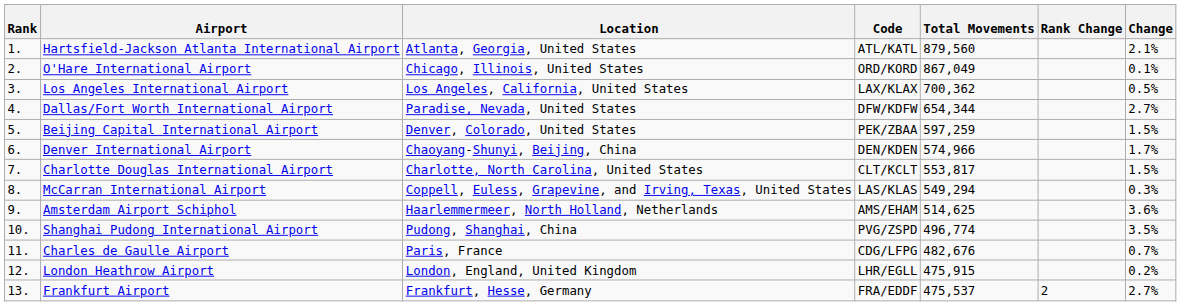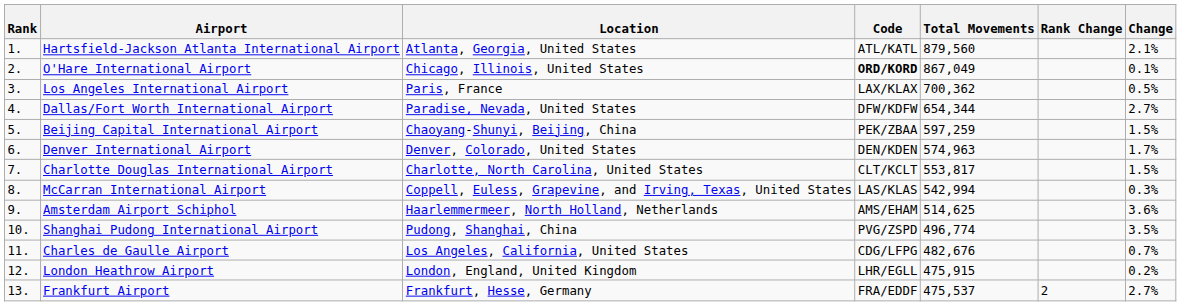(888, 69) normal -> (888, 69) bold
(547, 89) Los Angeles, California, United States -> (454, 89) Paris, France
(521, 129) Denver, Colorado, United States -> (521, 129) Chaoyang-Shunyi, Beijing, China
(521, 150) Chaoyang-Shunyi, Beijing, China -> (521, 150) Denver, Colorado, United States
(949, 150) 574,966 -> (949, 150) 574,963
(949, 190) 549,294 -> (949, 190) 542,994
(454, 250) Paris, France -> (547, 250) Los Angeles, California, United States
